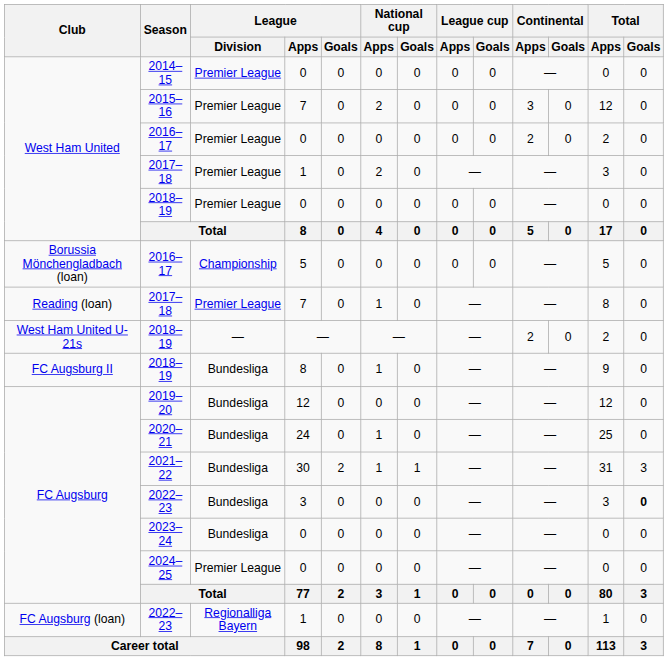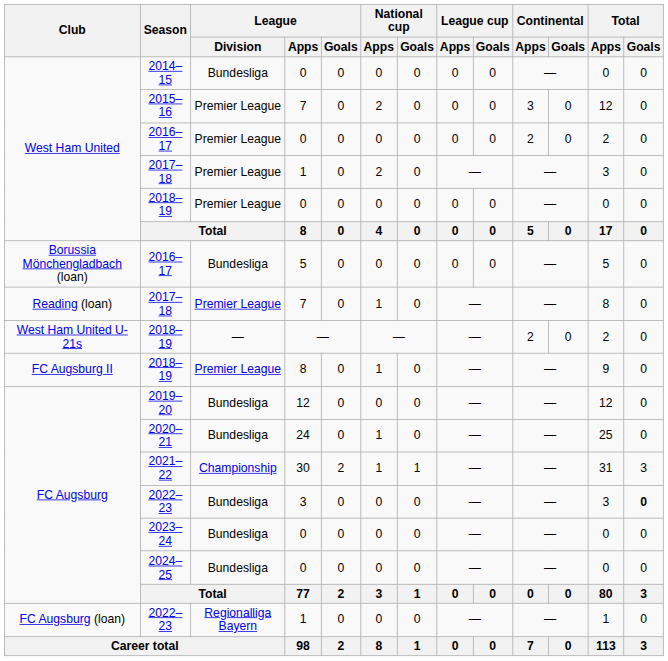(238, 73) Premier League -> (238, 73) Bundesliga
(238, 264) Championship -> (238, 264) Bundesliga
(238, 369) Bundesliga -> (238, 369) Premier League
(238, 468) Bundesliga -> (238, 468) Championship
(238, 567) Premier League -> (238, 567) Bundesliga
